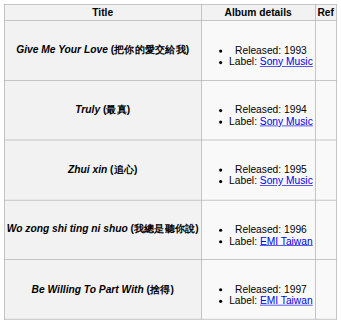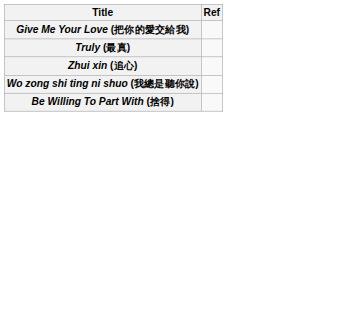- column: (258, 12)
